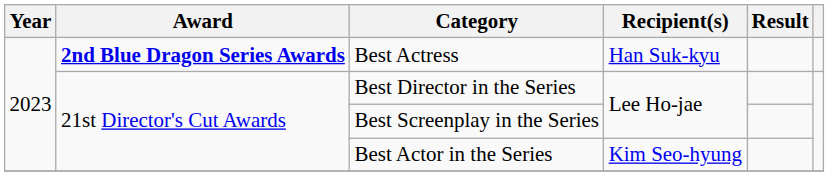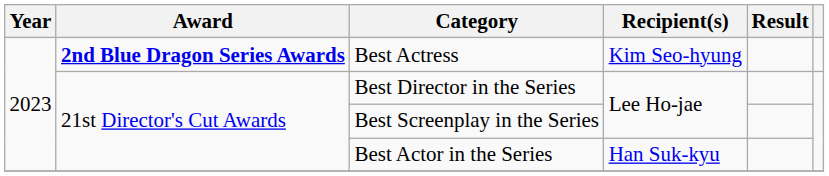(664, 54) Han Suk-kyu -> (675, 54) Kim Seo-hyung
(675, 154) Kim Seo-hyung -> (664, 154) Han Suk-kyu
